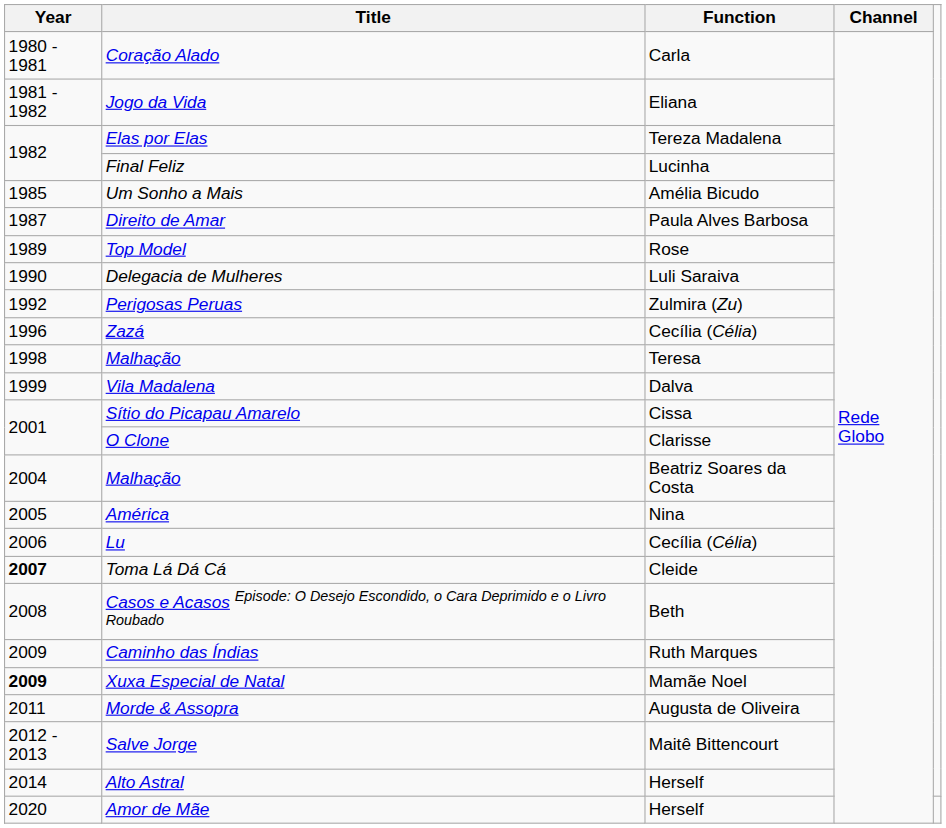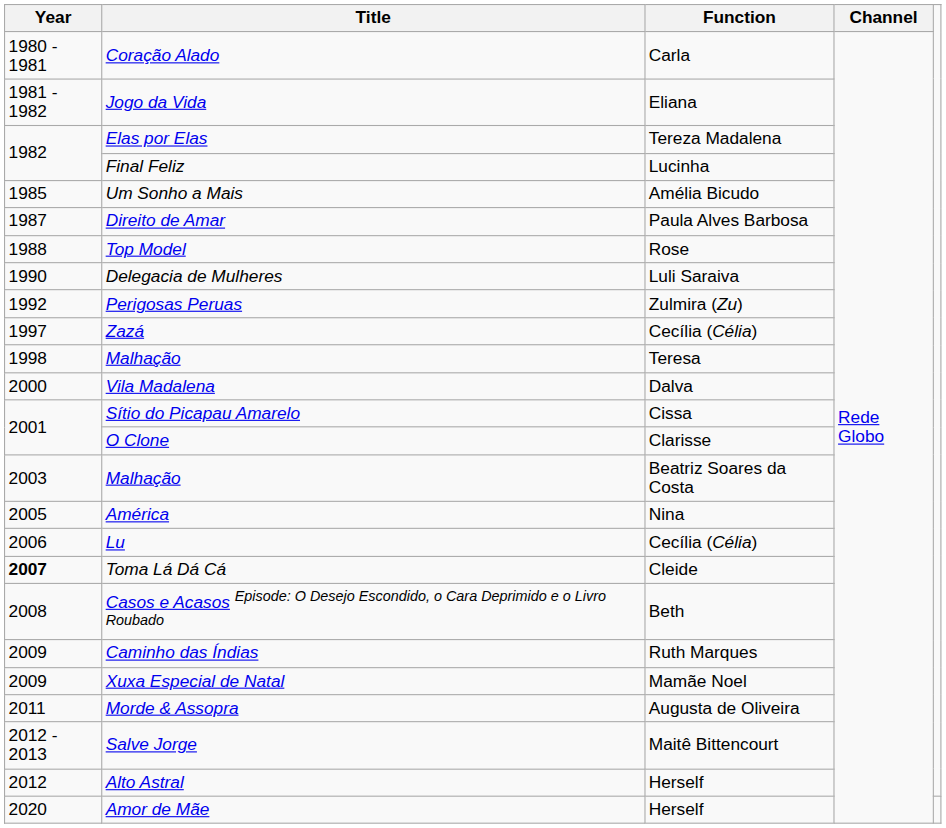(28, 248) 1989 -> (28, 248) 1988
(28, 331) 1996 -> (28, 331) 1997
(28, 385) 1999 -> (28, 385) 2000
(28, 477) 2004 -> (28, 477) 2003
(28, 680) bold -> (28, 680) normal
(28, 782) 2014 -> (28, 782) 2012
